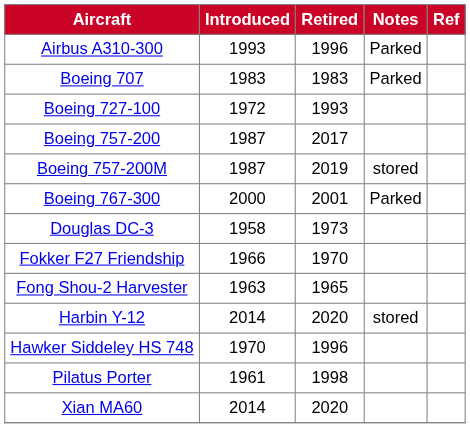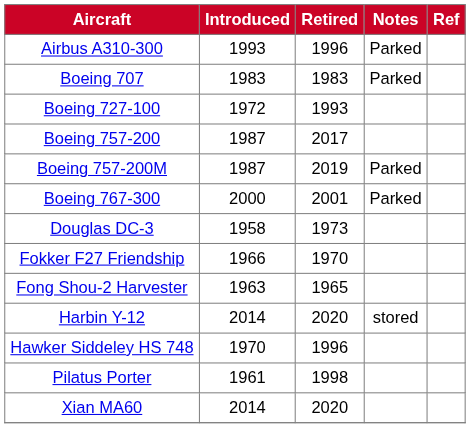(396, 168) stored -> (396, 168) Parked
